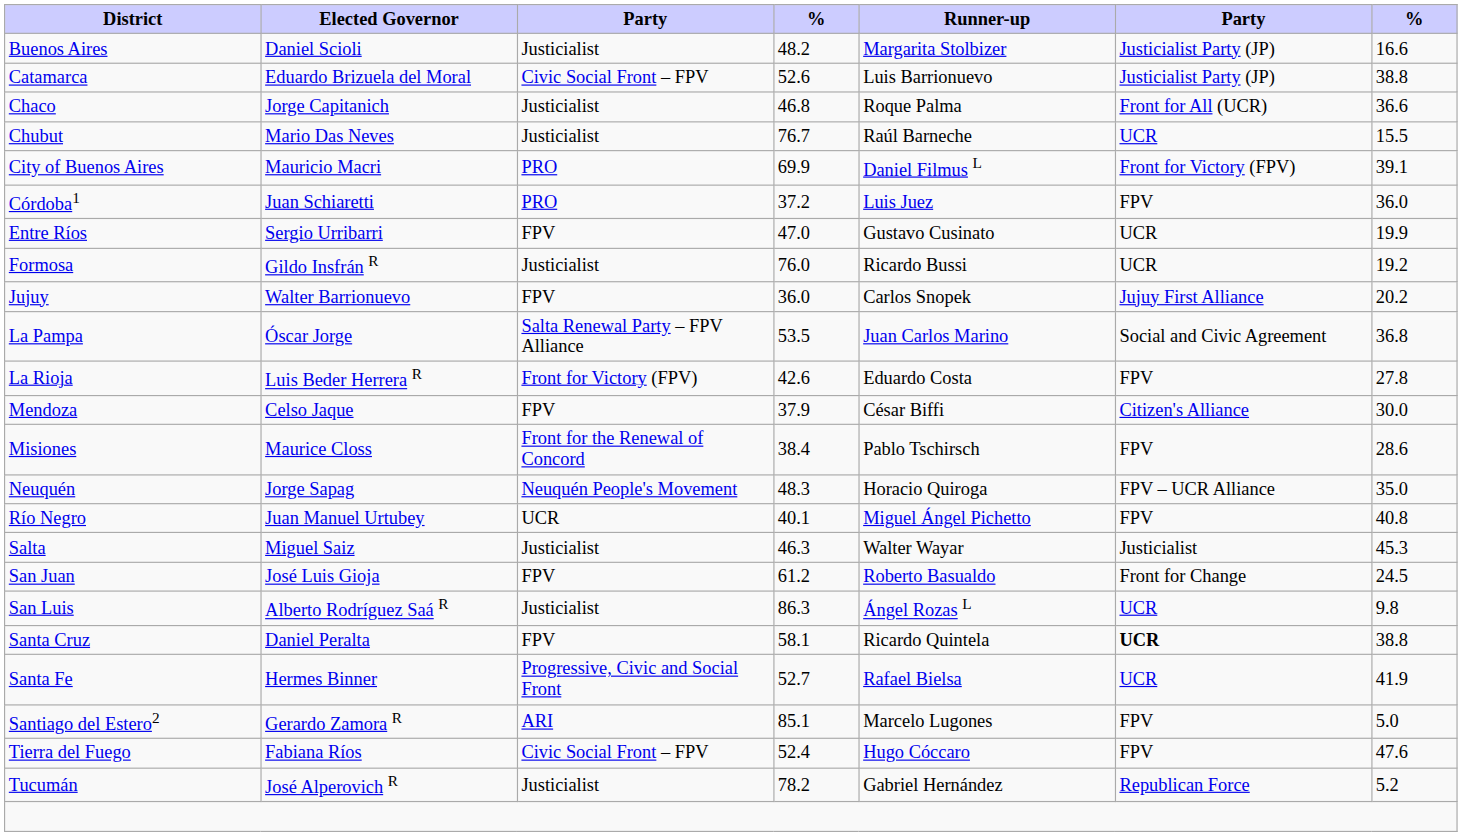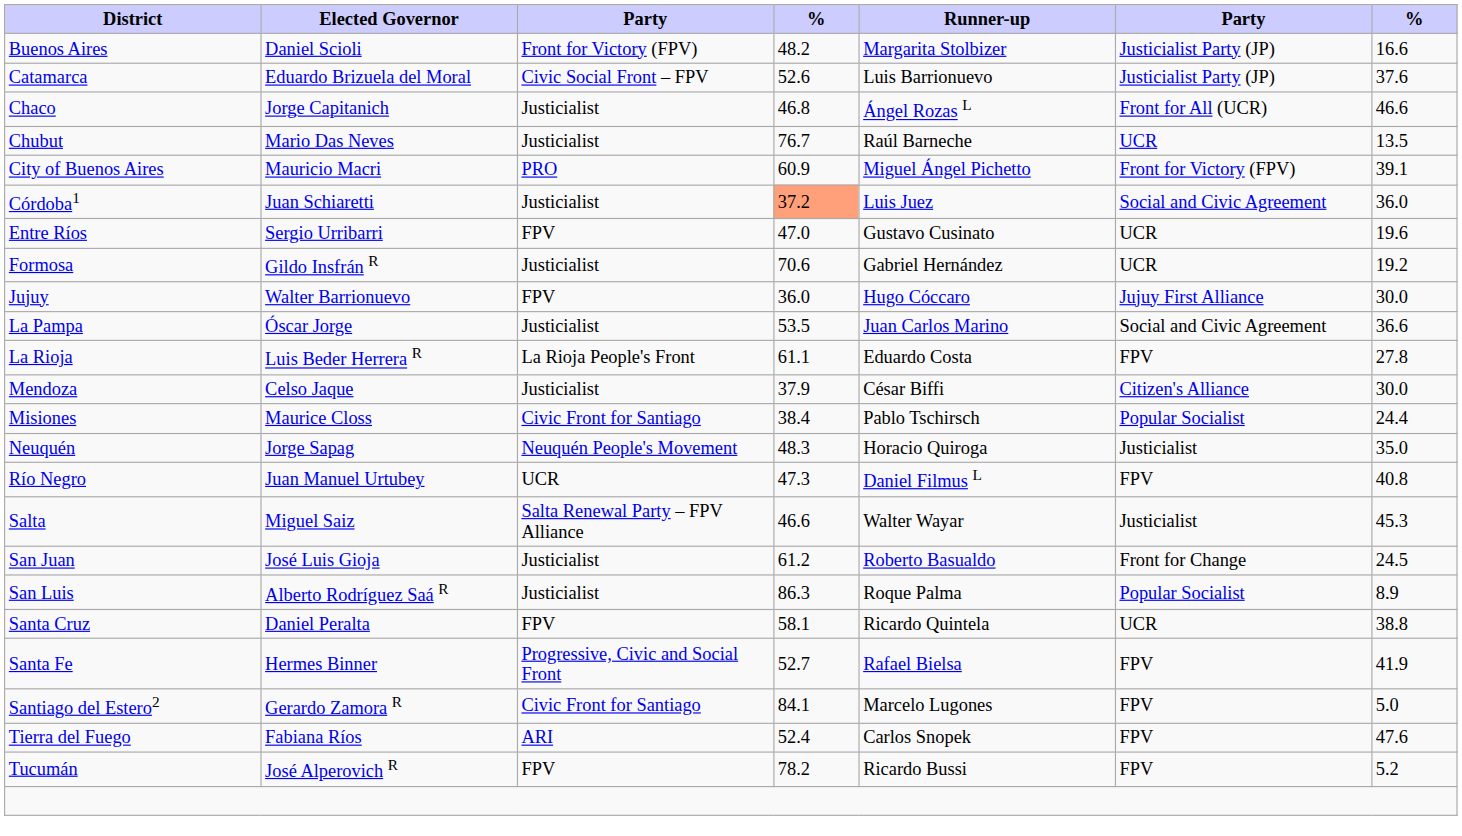(560, 48) Justicialist -> (609, 48) Front for Victory (FPV)
(1392, 77) 38.8 -> (1392, 77) 37.6
(912, 106) Roque Palma -> (917, 109) Ángel Rozas L
(1392, 106) 36.6 -> (1392, 109) 46.6
(1392, 135) 15.5 -> (1392, 140) 13.5
(794, 167) 69.9 -> (794, 169) 60.9
(923, 167) Daniel Filmus L -> (947, 169) Miguel Ángel Pichetto
(539, 201) PRO -> (560, 201) Justicialist
(794, 201) no background -> (794, 201) lightsalmon background
(1136, 201) FPV -> (1223, 201) Social and Civic Agreement
(1392, 233) 19.9 -> (1392, 233) 19.6
(794, 264) 76.0 -> (794, 264) 70.6
(915, 264) Ricardo Bussi -> (933, 264) Gabriel Hernández
(917, 296) Carlos Snopek -> (917, 296) Hugo Cóccaro
(1392, 296) 20.2 -> (1392, 296) 30.0
(622, 336) Salta Renewal Party – FPV Alliance -> (560, 325) Justicialist
(1392, 336) 36.8 -> (1392, 325) 36.6
(609, 378) Front for Victory (FPV) -> (608, 357) La Rioja People's Front
(794, 378) 42.6 -> (794, 357) 61.1
(538, 409) FPV -> (560, 389) Justicialist
(612, 449) Front for the Renewal of Concord -> (611, 418) Civic Front for Santiago
(1136, 449) FPV -> (1182, 418) Popular Socialist
(1392, 449) 28.6 -> (1392, 418) 24.4
(1197, 488) FPV – UCR Alliance -> (1158, 447) Justicialist
(794, 518) 40.1 -> (794, 479) 47.3
(947, 518) Miguel Ángel Pichetto -> (923, 479) Daniel Filmus L
(560, 547) Justicialist -> (622, 521) Salta Renewal Party – FPV Alliance
(794, 547) 46.3 -> (794, 521) 46.6
(538, 576) FPV -> (560, 560) Justicialist
(917, 608) Ángel Rozas L -> (912, 592) Roque Palma
(1138, 608) UCR -> (1182, 592) Popular Socialist
(1387, 608) 9.8 -> (1387, 592) 8.9
(1139, 639) bold -> (1138, 624) normal
(1138, 679) UCR -> (1136, 663) FPV
(537, 721) ARI -> (611, 705) Civic Front for Santiago
(794, 721) 85.1 -> (794, 705) 84.1
(615, 753) Civic Social Front – FPV -> (537, 737) ARI
(917, 753) Hugo Cóccaro -> (917, 737) Carlos Snopek
(560, 784) Justicialist -> (538, 768) FPV
(933, 784) Gabriel Hernández -> (915, 768) Ricardo Bussi
(1185, 784) Republican Force -> (1136, 768) FPV
